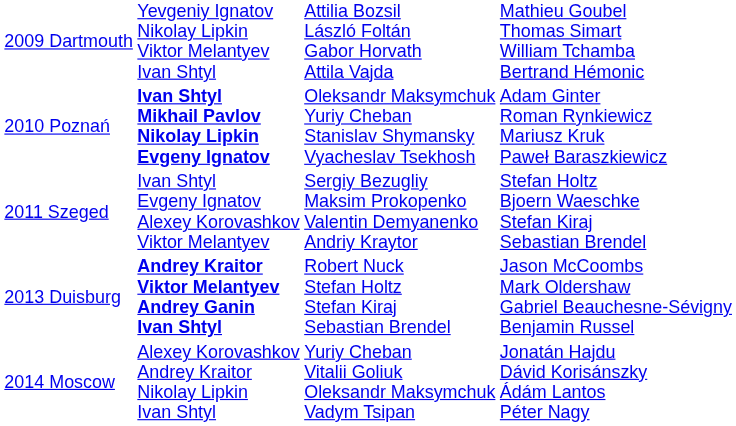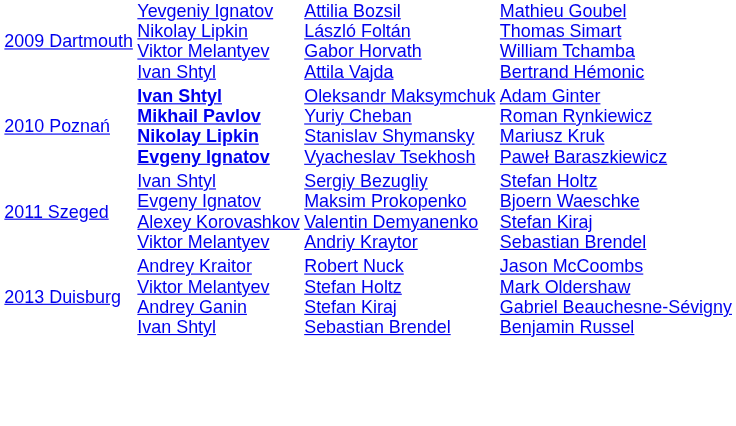(208, 296) bold -> (203, 296) normal
- row: (60, 382)
